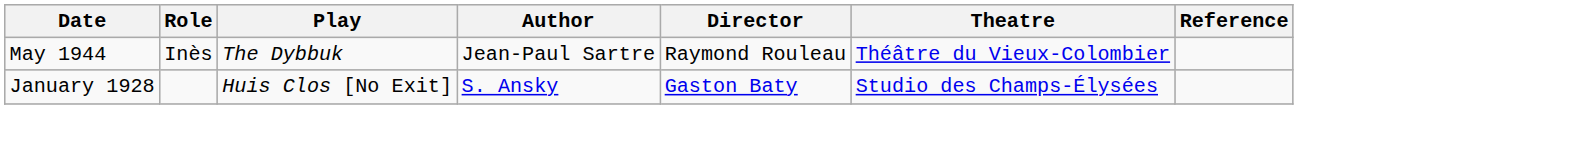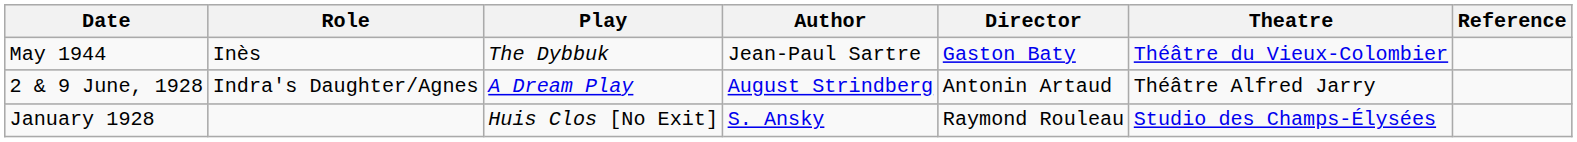(755, 54) Raymond Rouleau -> (1009, 54) Gaston Baty
+ row: (106, 87)
(731, 87) Gaston Baty -> (1033, 120) Raymond Rouleau
